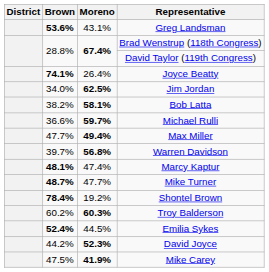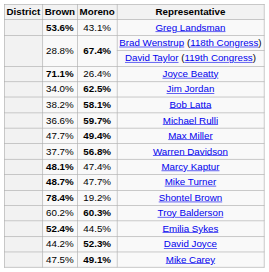(60, 74) 74.1% -> (60, 74) 71.1%
(60, 151) 39.7% -> (60, 151) 37.7%
(97, 259) 41.9% -> (97, 259) 49.1%
